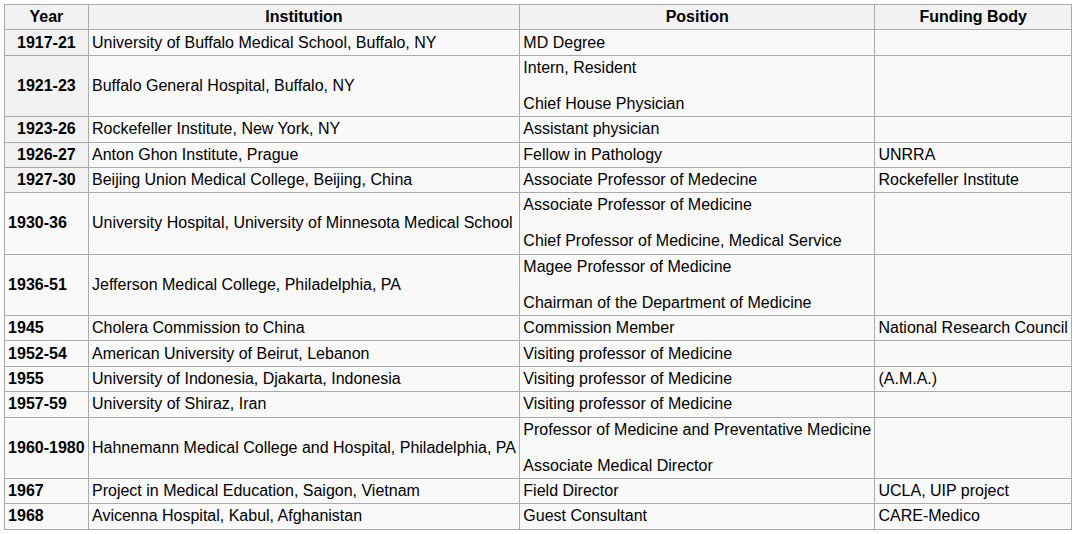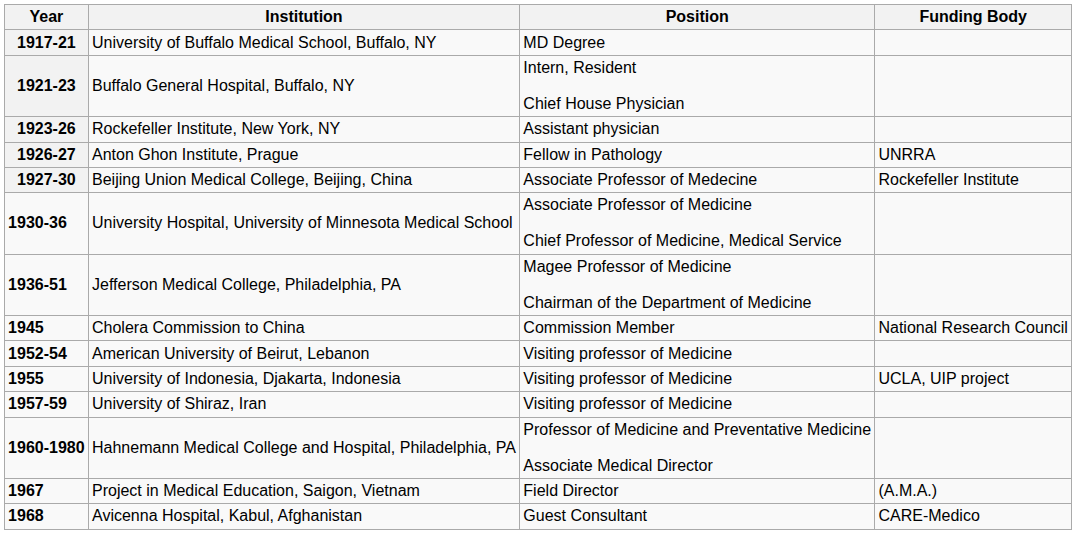(908, 378) (A.M.A.) -> (944, 378) UCLA, UIP project
(944, 491) UCLA, UIP project -> (908, 491) (A.M.A.)
